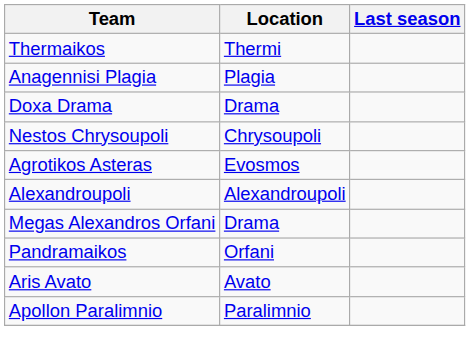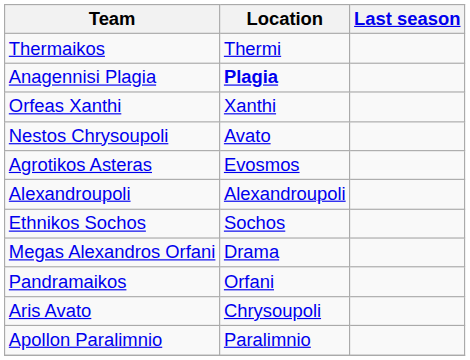(249, 77) normal -> (251, 77) bold
- row: (60, 106)
+ row: (65, 106)
(272, 135) Chrysoupoli -> (247, 135) Avato
+ row: (77, 223)
(247, 281) Avato -> (272, 310) Chrysoupoli
